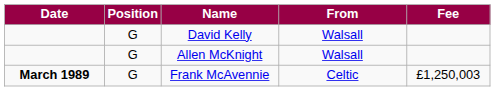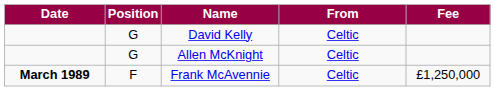(342, 34) Walsall -> (343, 34) Celtic
(342, 55) Walsall -> (343, 55) Celtic
(133, 75) G -> (133, 75) F
(448, 75) £1,250,003 -> (448, 75) £1,250,000
